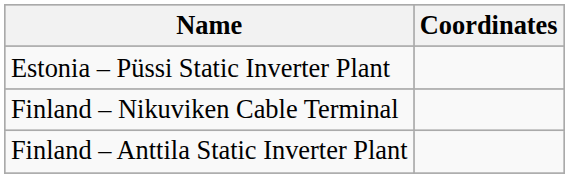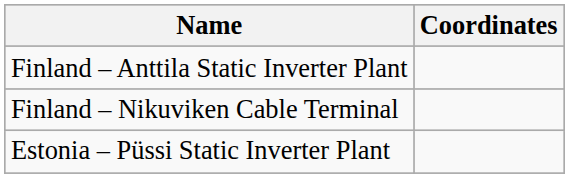rows swapped: (200, 67) <-> (209, 151)
